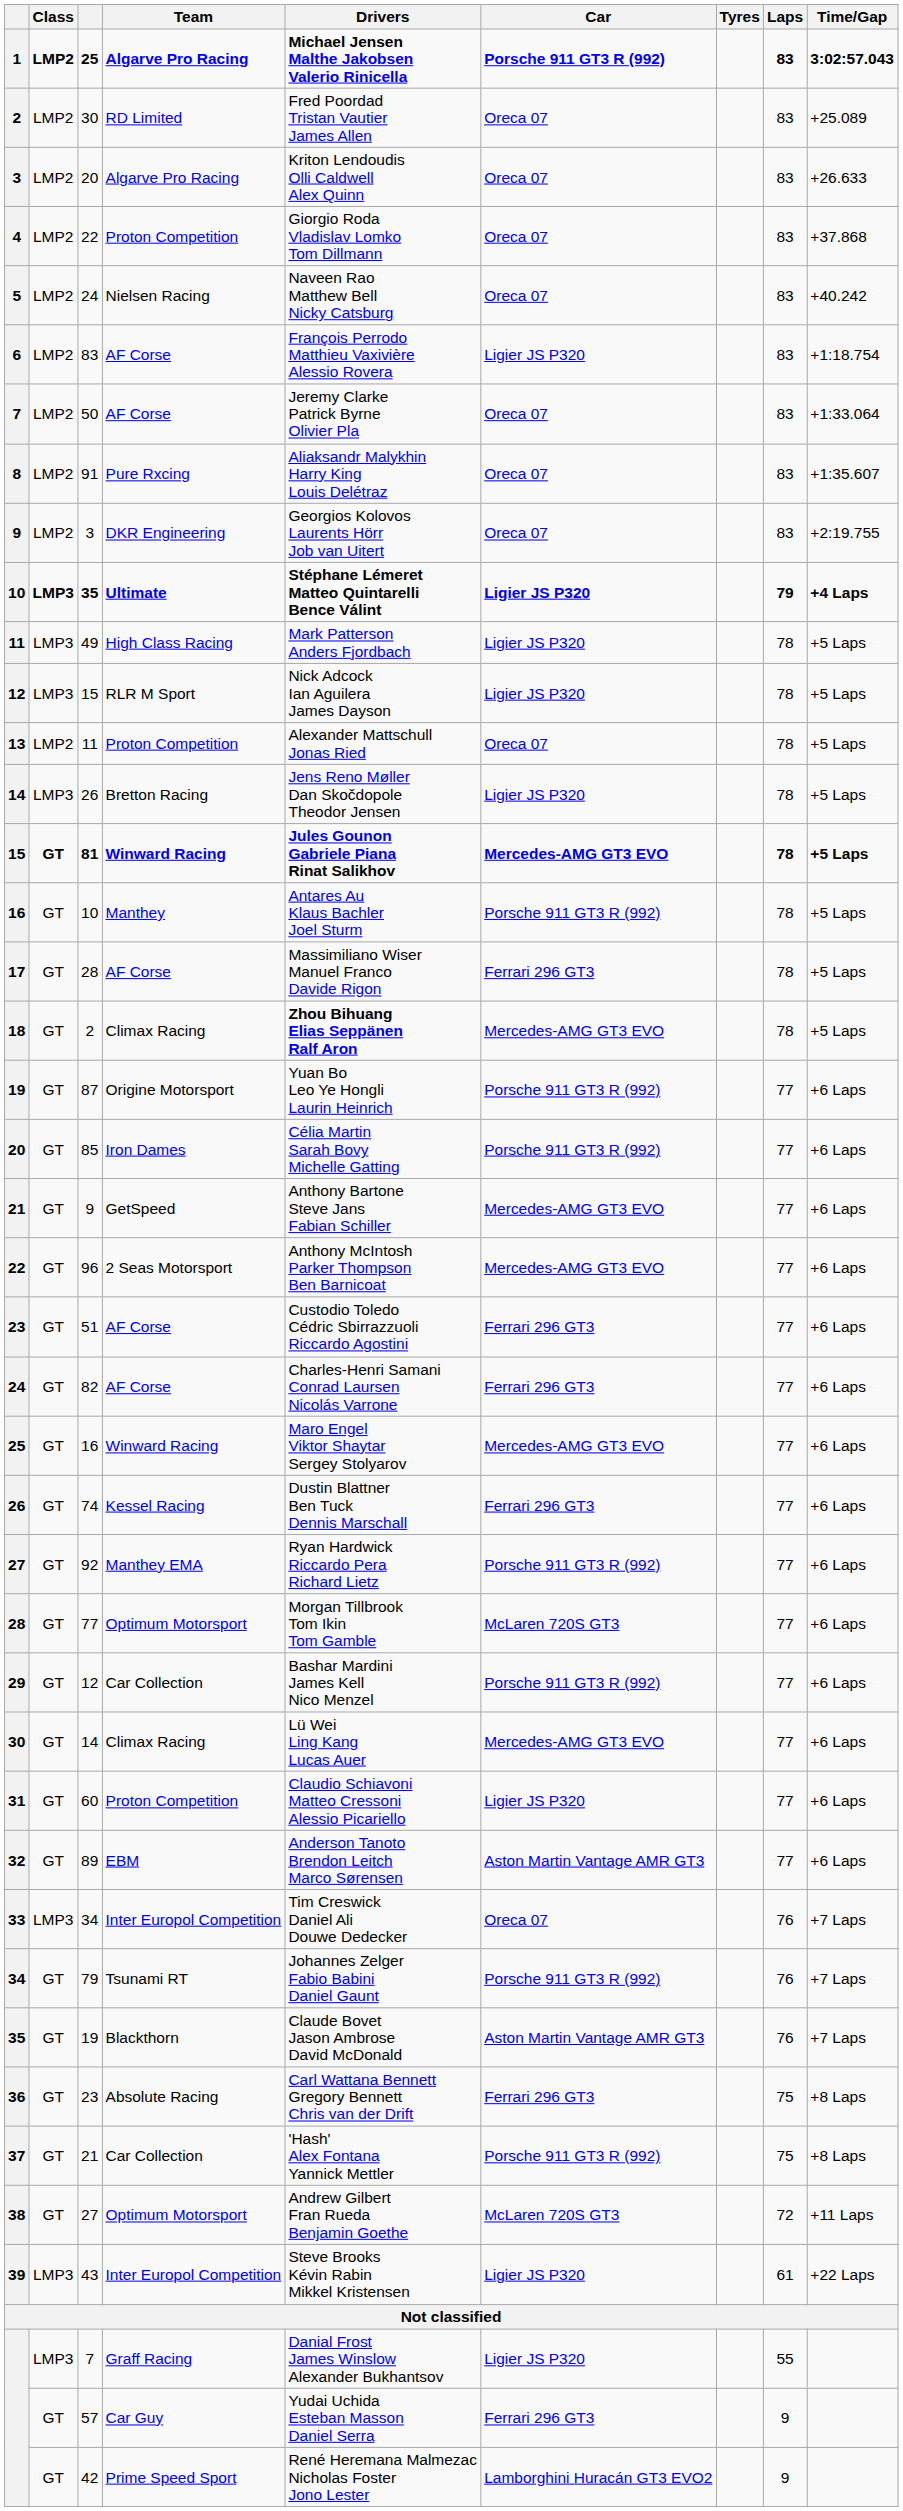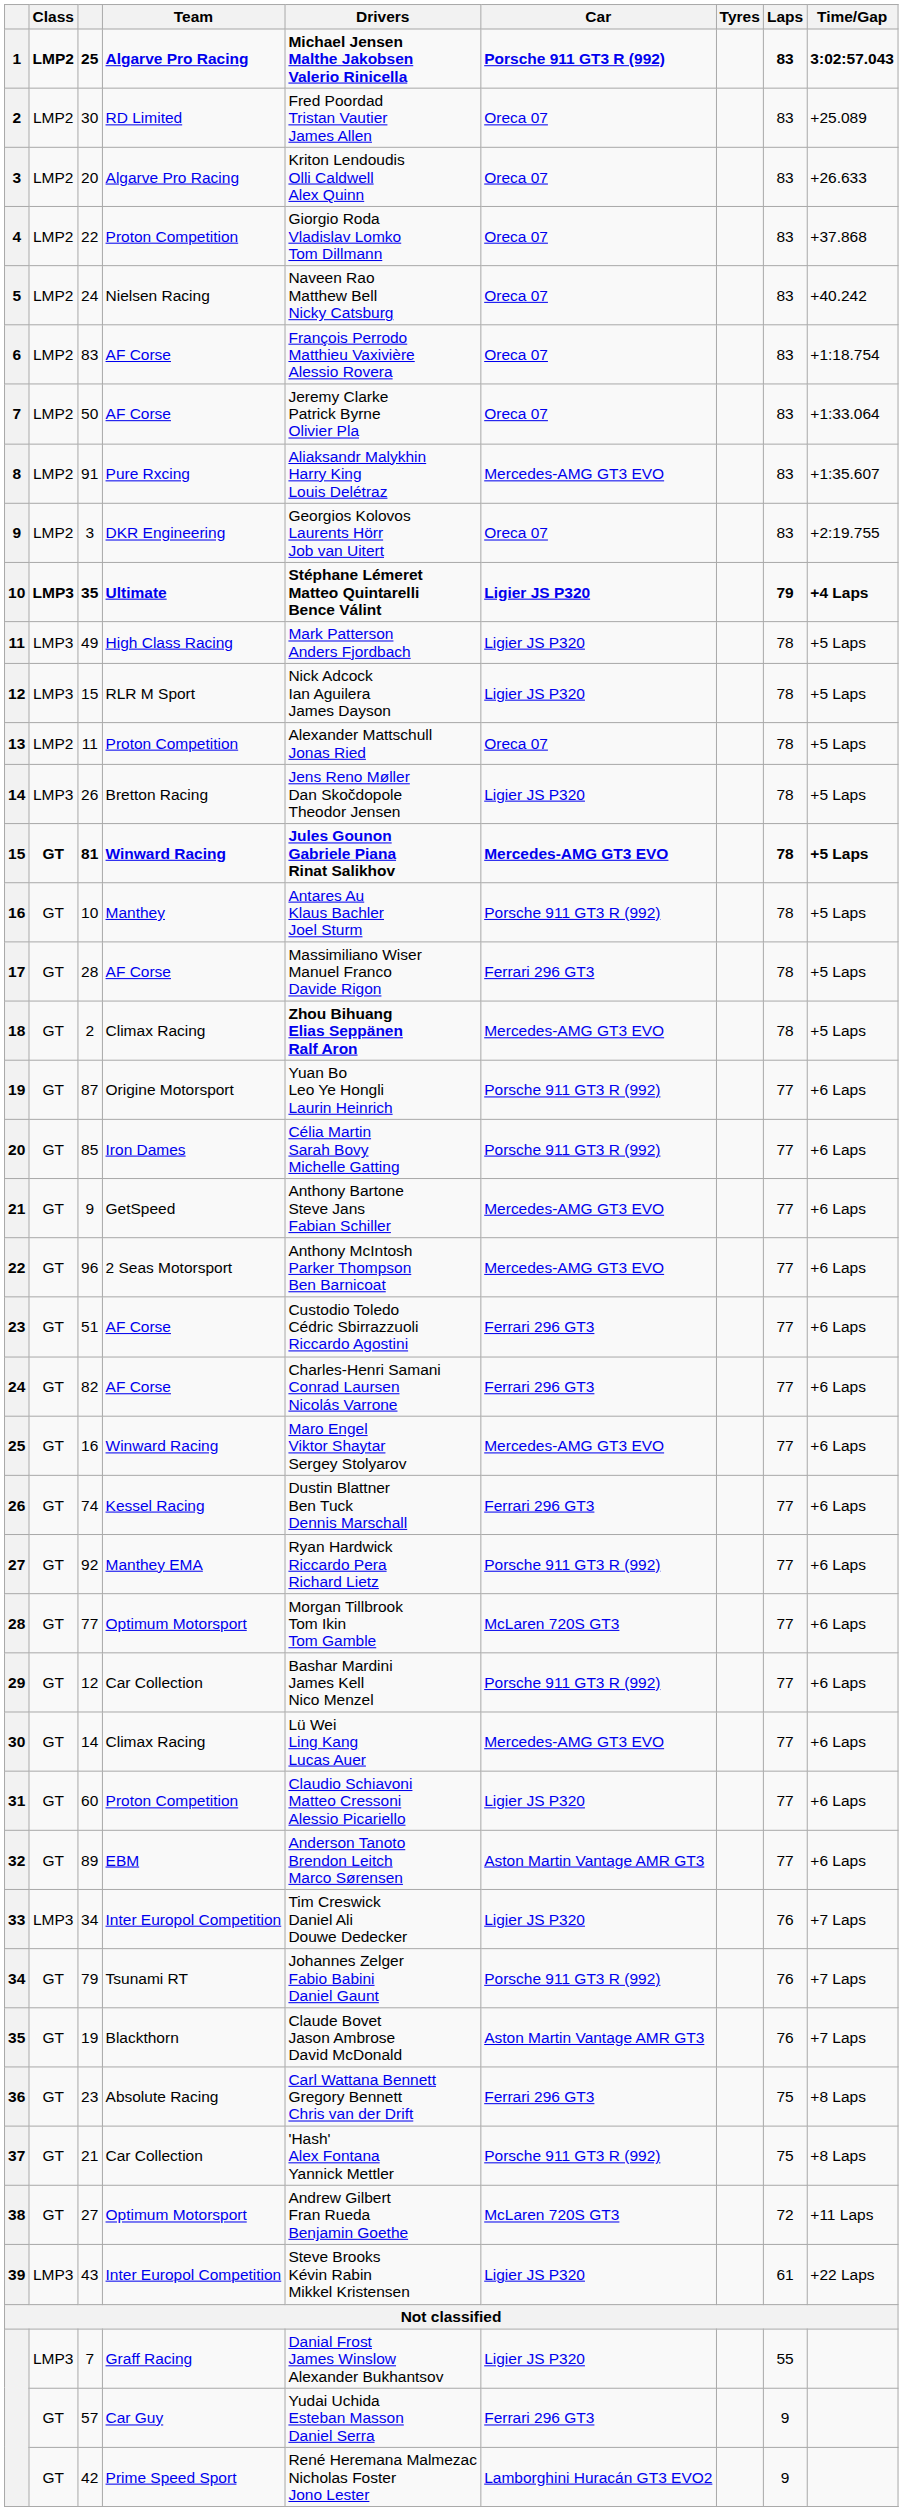(535, 355) Ligier JS P320 -> (516, 355) Oreca 07
(516, 473) Oreca 07 -> (574, 473) Mercedes-AMG GT3 EVO
(516, 1919) Oreca 07 -> (535, 1919) Ligier JS P320
